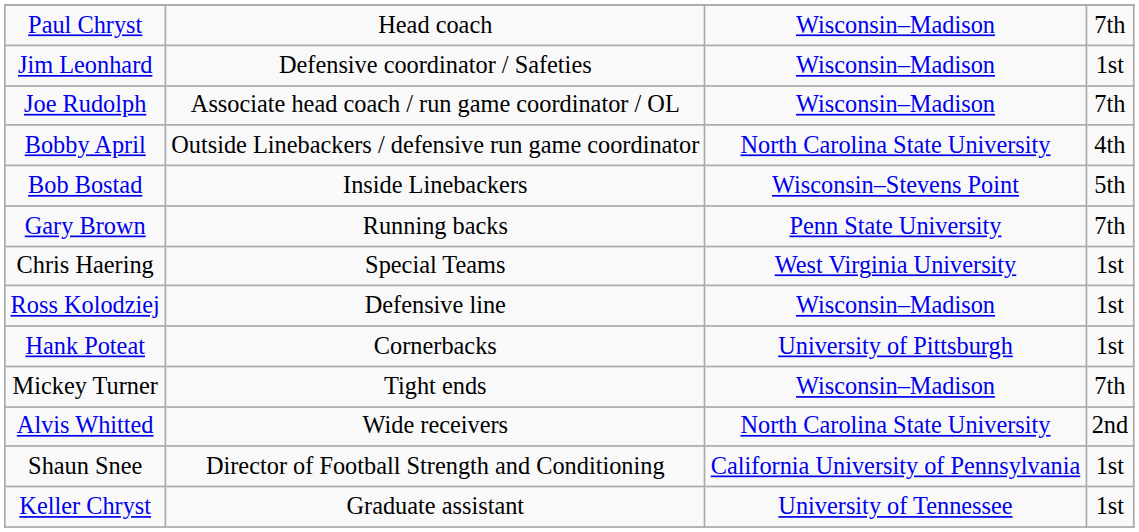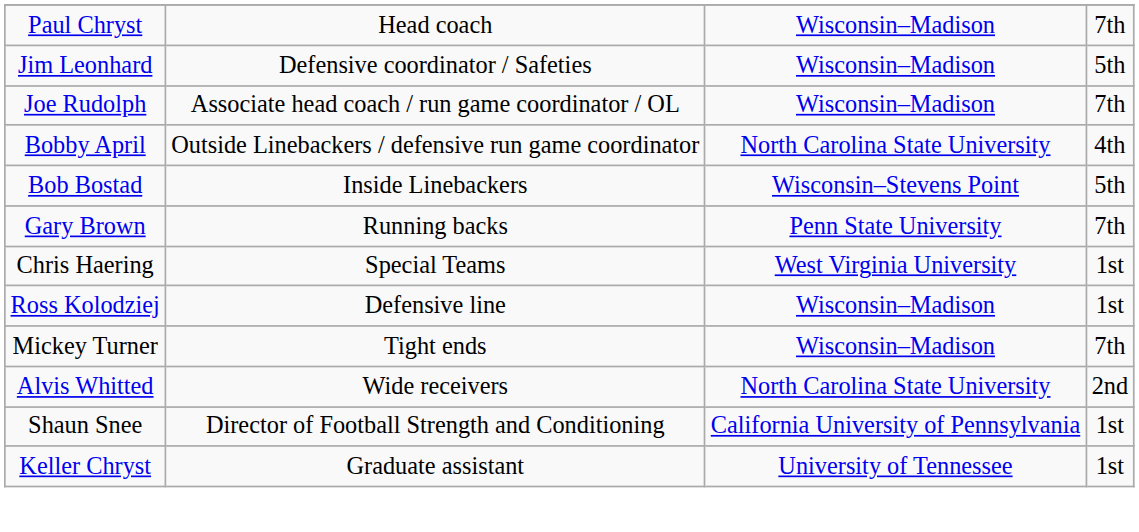(1110, 65) 1st -> (1110, 65) 5th
- row: (85, 346)
